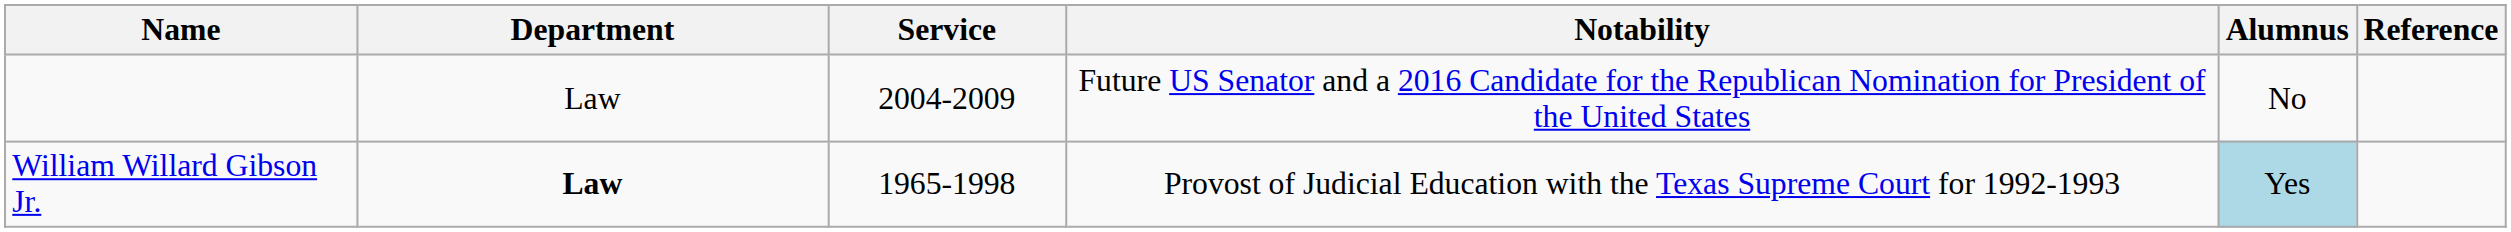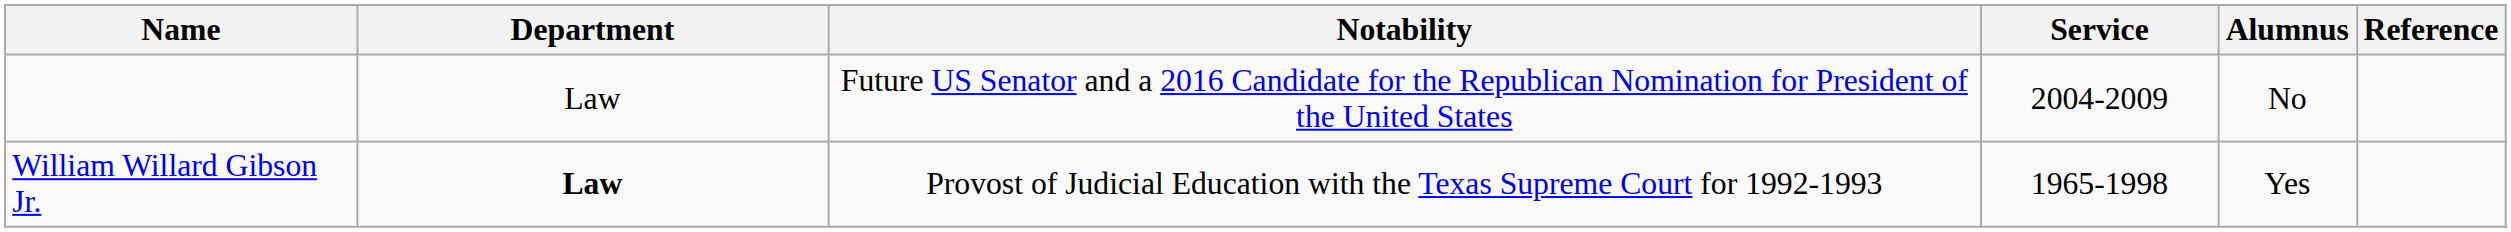columns swapped: (947, 29) <-> (1642, 29)
(2287, 183) lightblue background -> (2287, 183) no background
